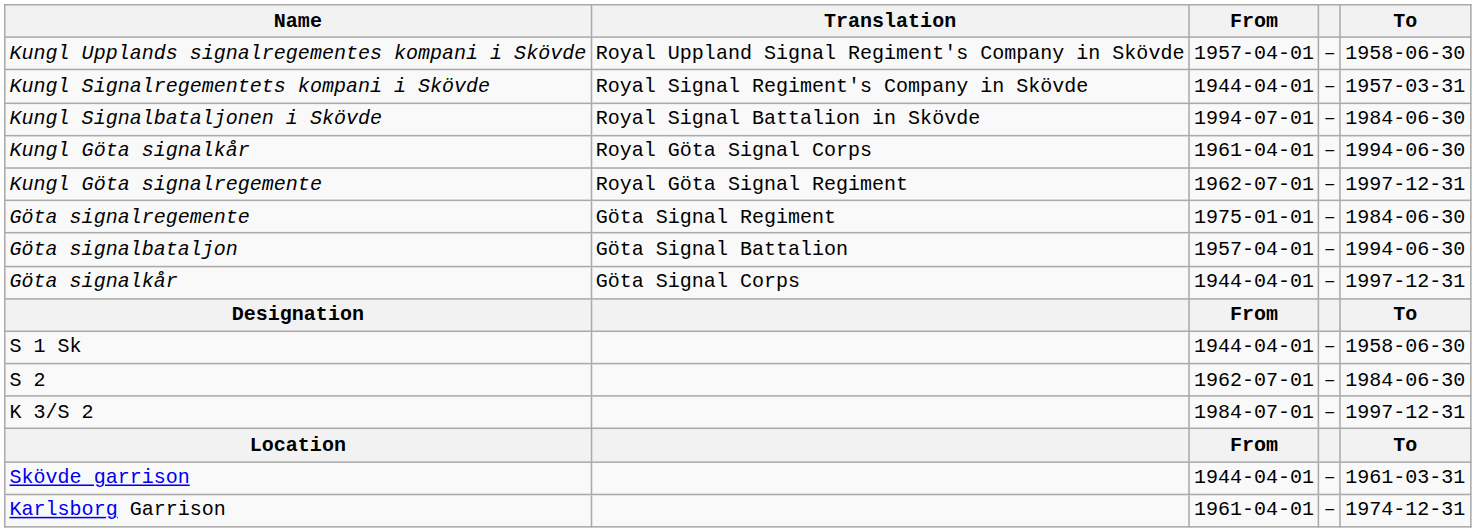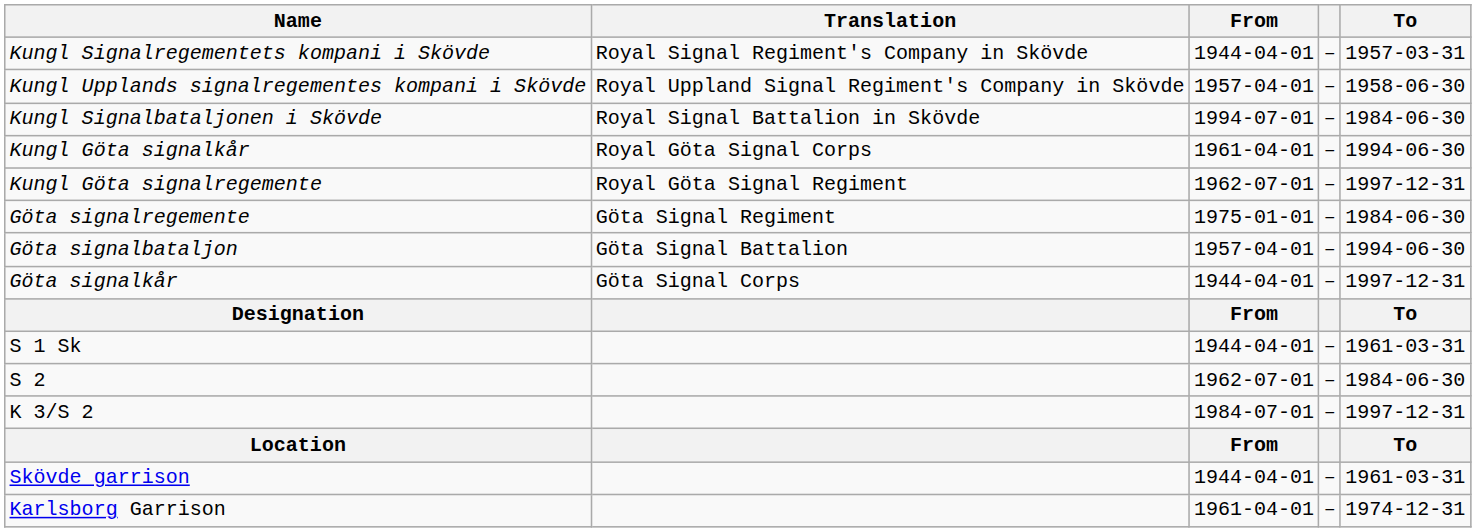rows swapped: (250, 86) <-> (298, 54)
(1405, 347) 1958-06-30 -> (1405, 347) 1961-03-31
